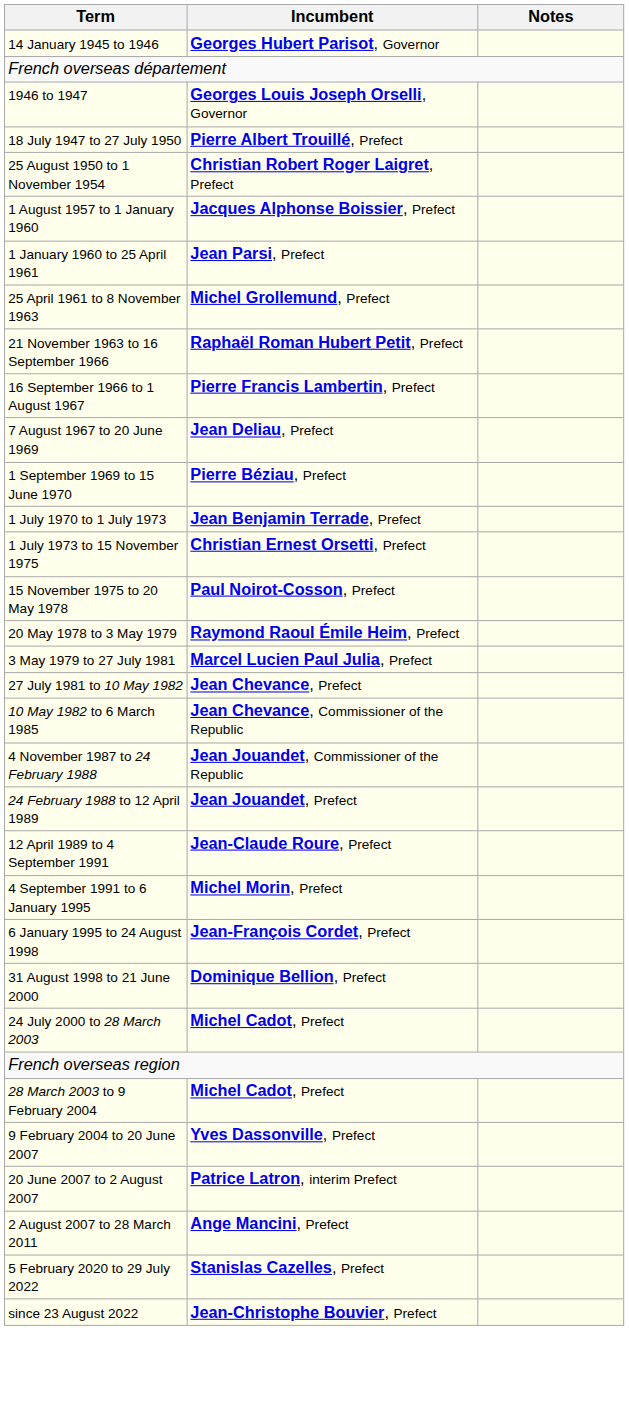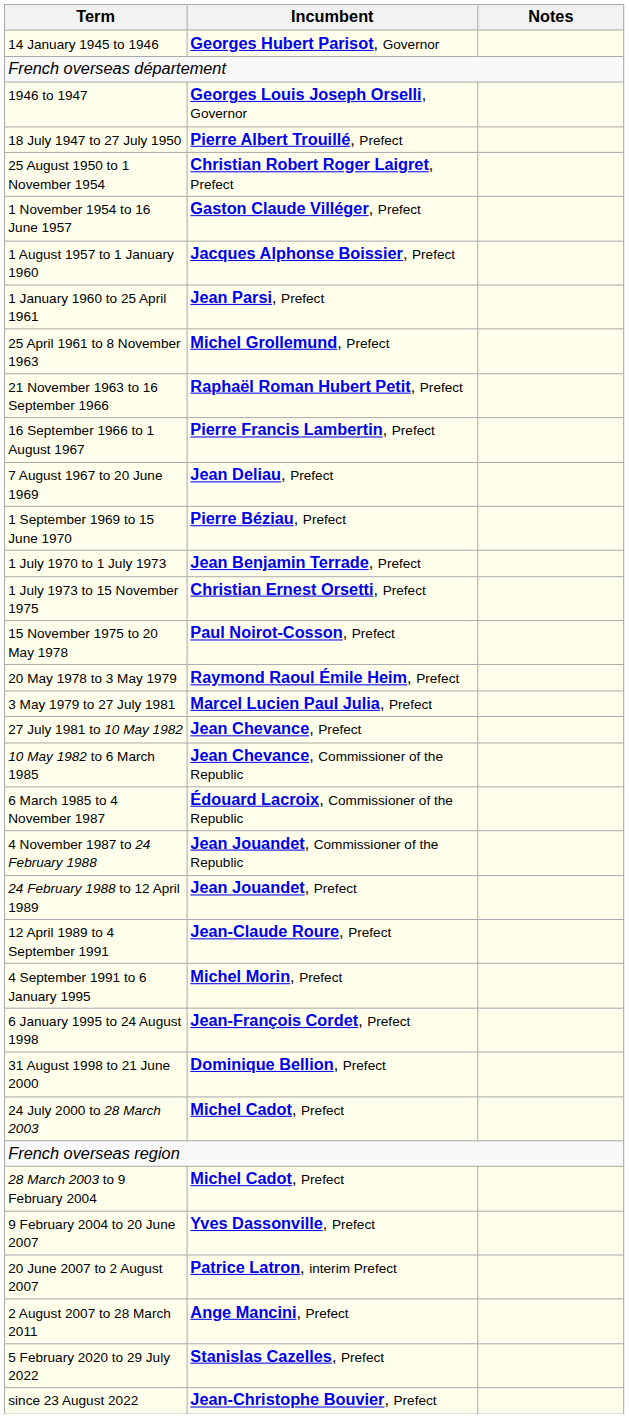+ row: (79, 219)
+ row: (63, 809)
